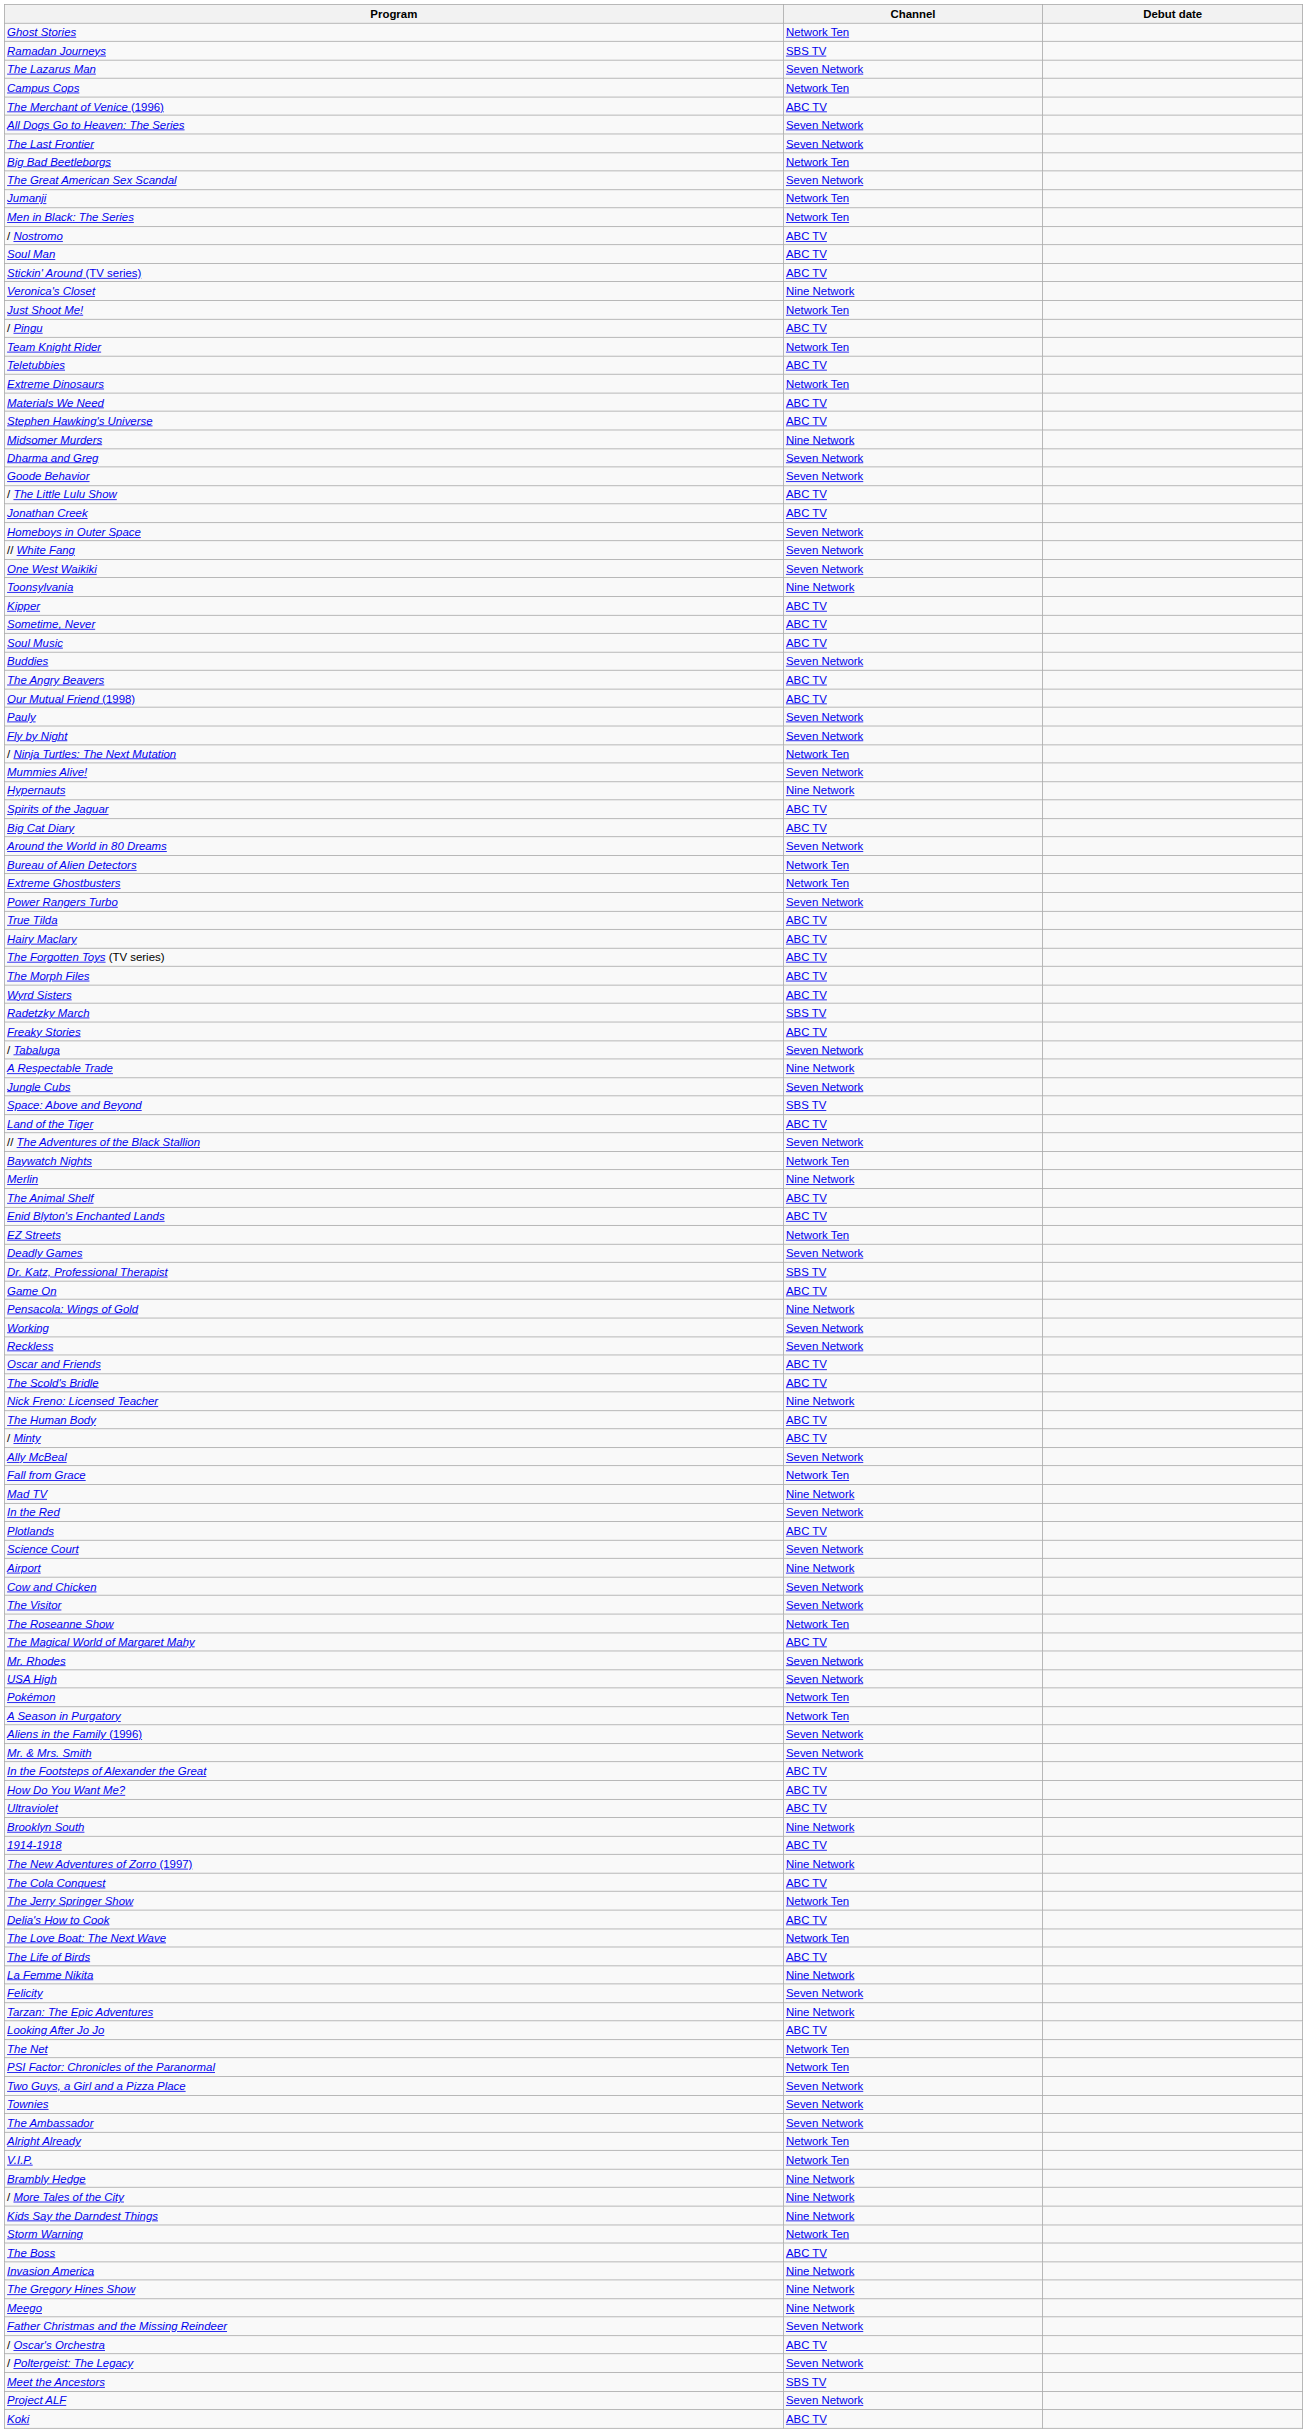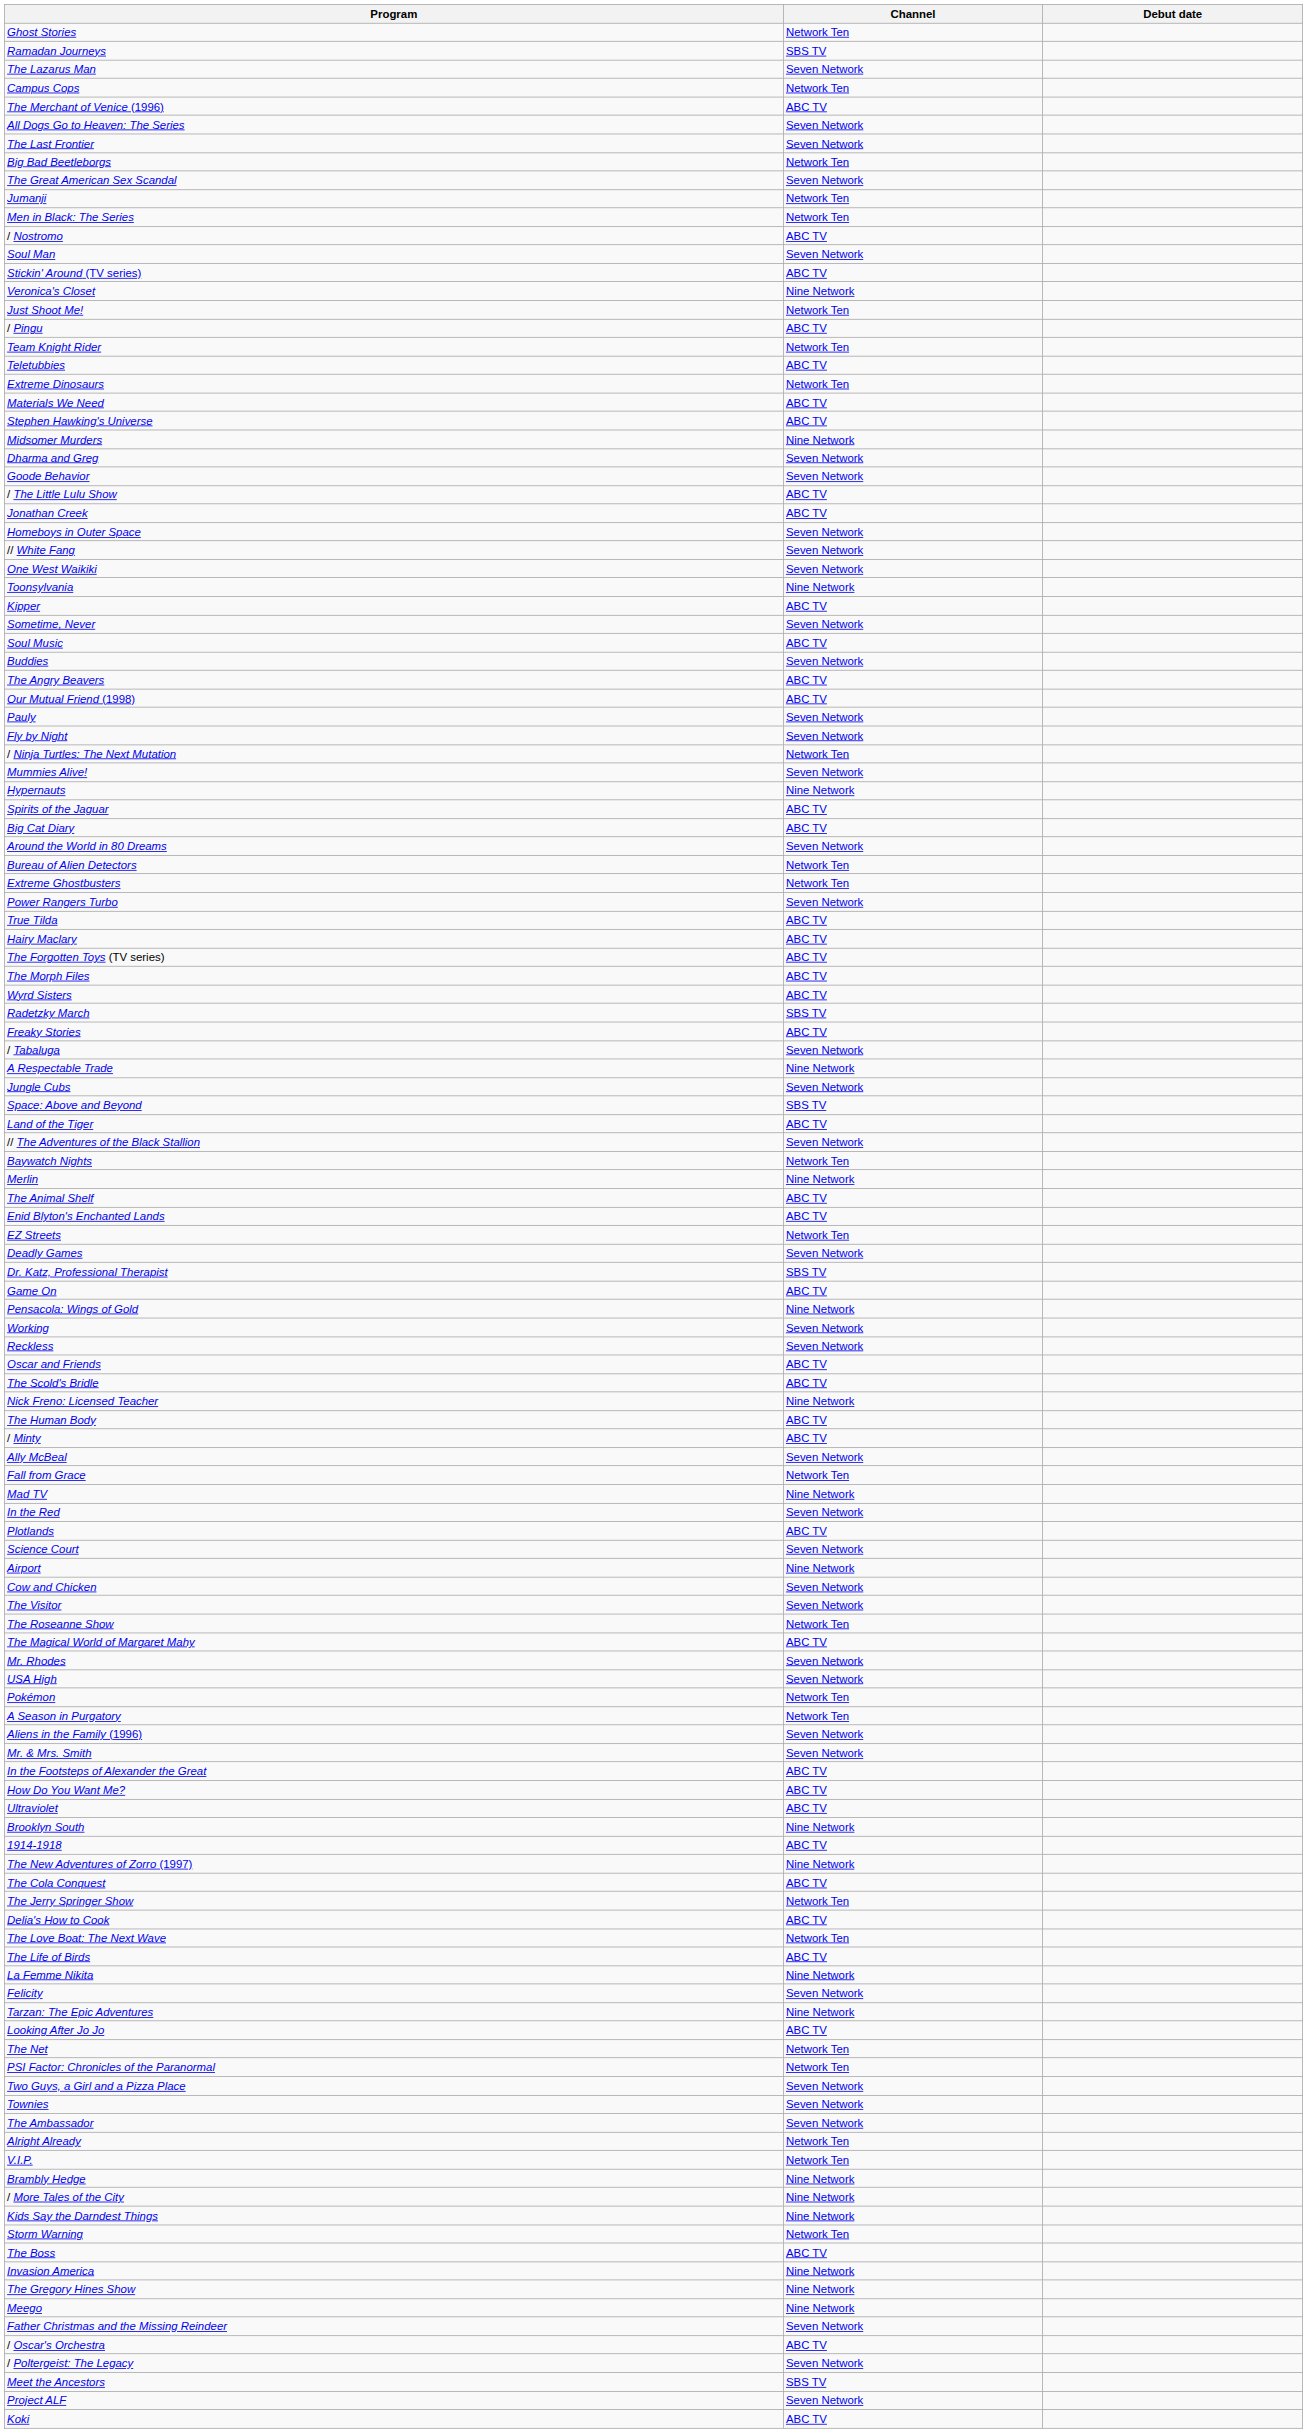(806, 254) ABC TV -> (825, 254) Seven Network
(806, 624) ABC TV -> (825, 624) Seven Network
